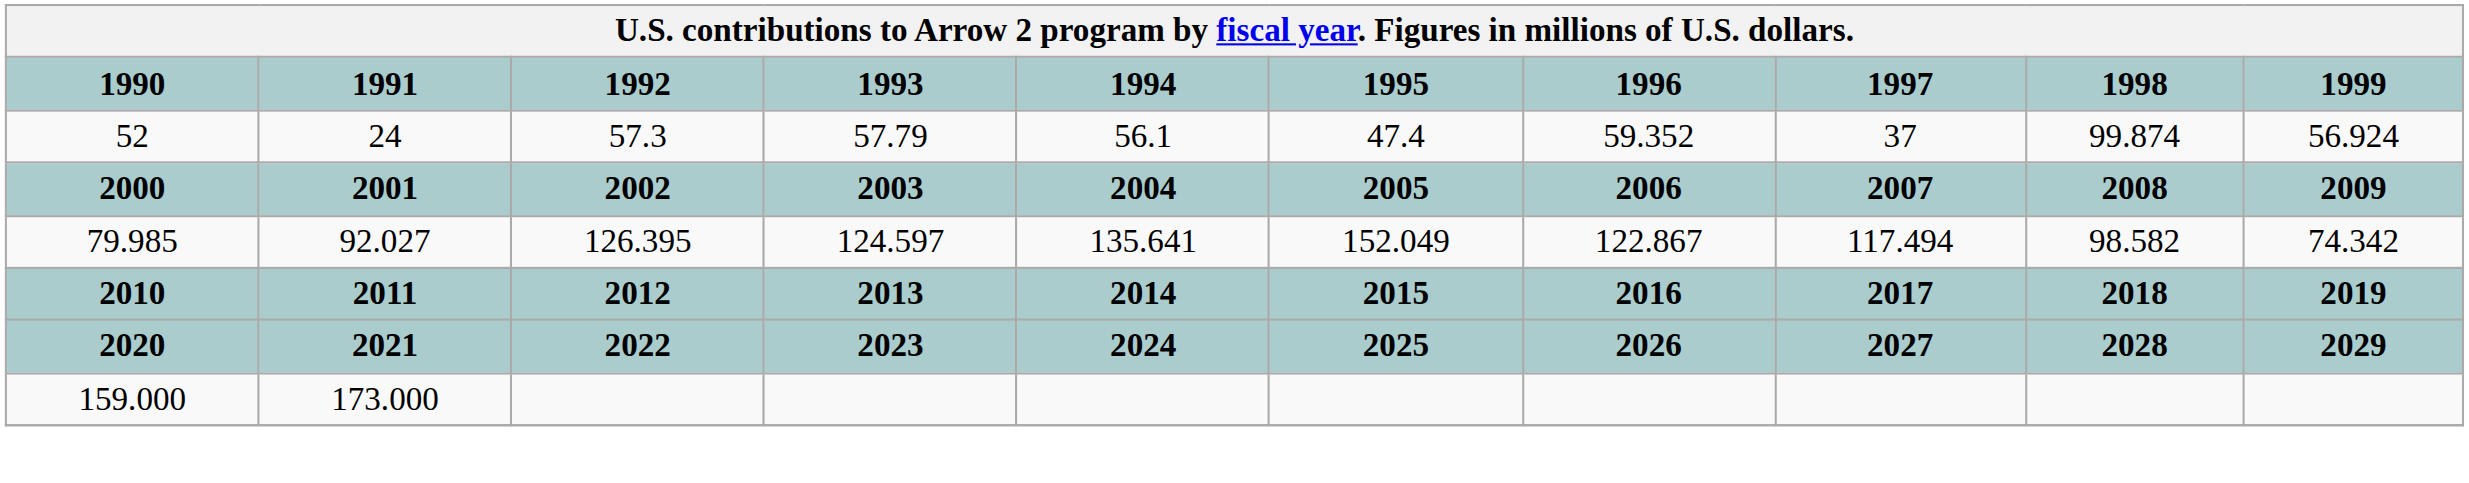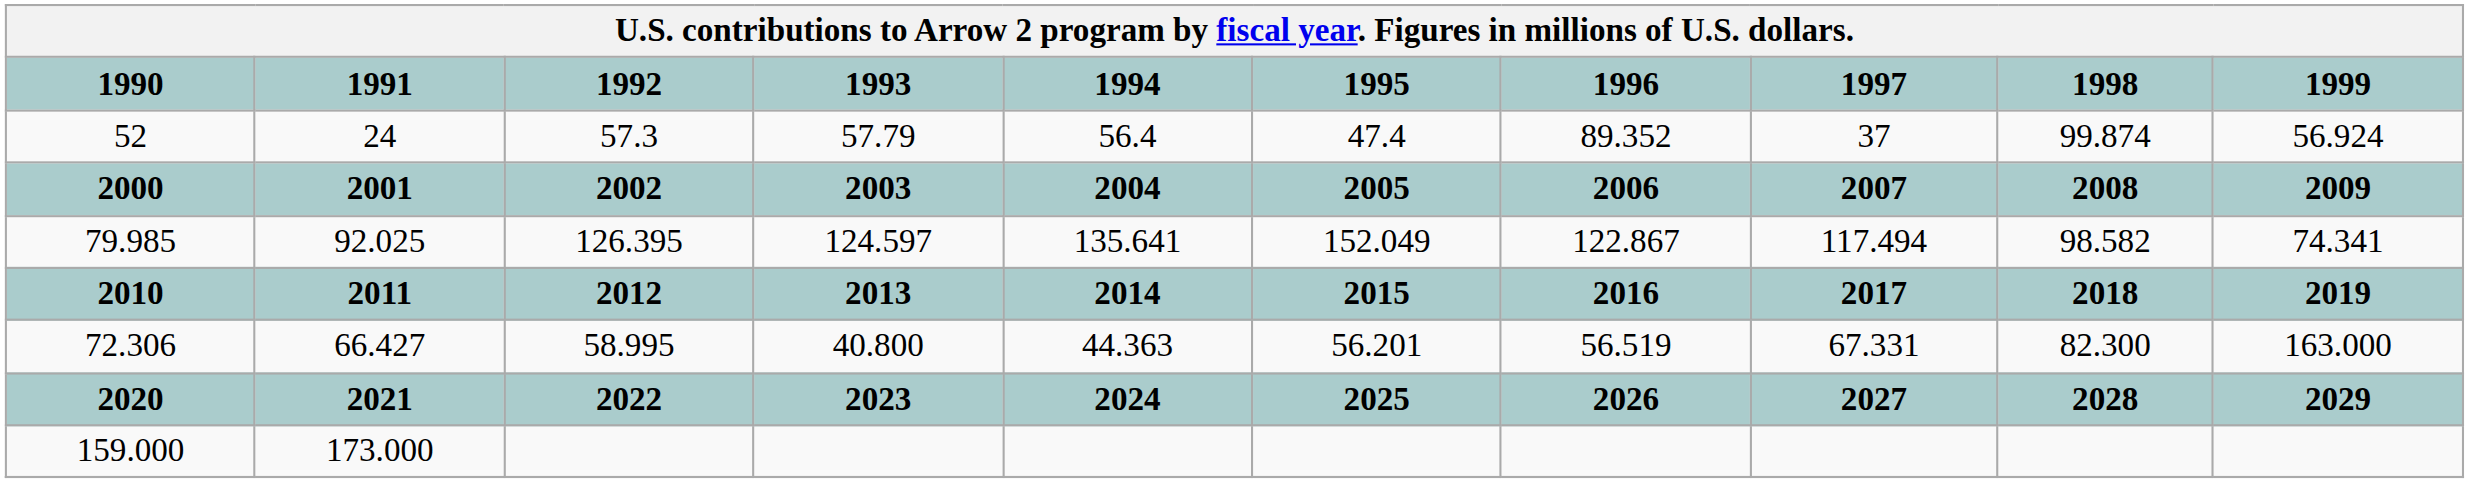(1143, 135) 56.1 -> (1127, 135) 56.4
(1649, 135) 59.352 -> (1626, 135) 89.352
(385, 240) 92.027 -> (380, 240) 92.025
(2353, 240) 74.342 -> (2338, 240) 74.341
+ row: (131, 345)
